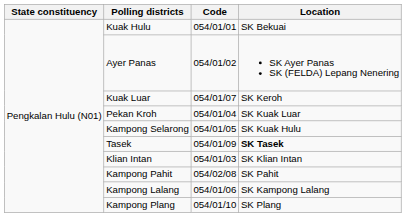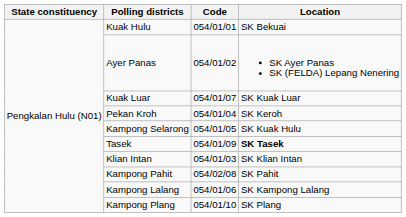(262, 98) SK Keroh -> (271, 98) SK Kuak Luar
(271, 113) SK Kuak Luar -> (262, 113) SK Keroh
